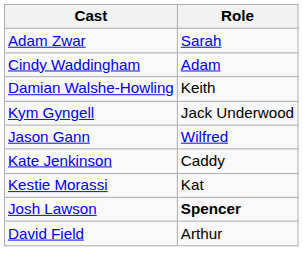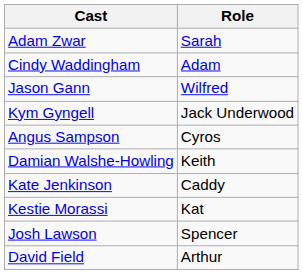rows swapped: (49, 137) <-> (91, 88)
+ row: (64, 137)
(211, 209) bold -> (209, 233) normal
